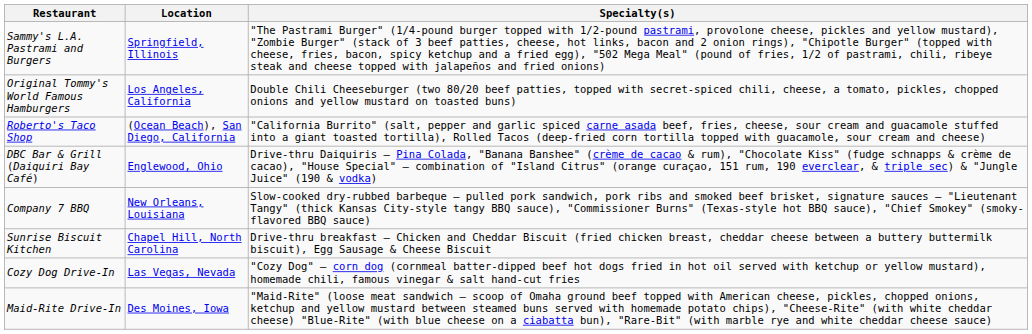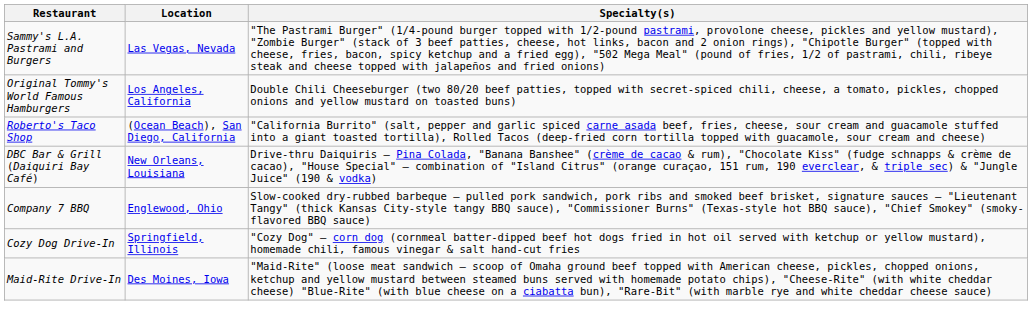(166, 48) Springfield, Illinois -> (181, 48) Las Vegas, Nevada
(175, 167) Englewood, Ohio -> (166, 167) New Orleans, Louisiana
(166, 208) New Orleans, Louisiana -> (175, 208) Englewood, Ohio
- row: (54, 244)
(181, 273) Las Vegas, Nevada -> (166, 244) Springfield, Illinois
